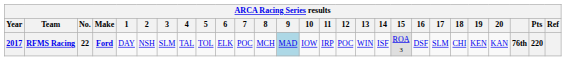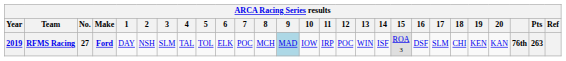(14, 44) 2017 -> (14, 44) 2019
(85, 44) 22 -> (85, 44) 27
(537, 44) 220 -> (537, 44) 263
